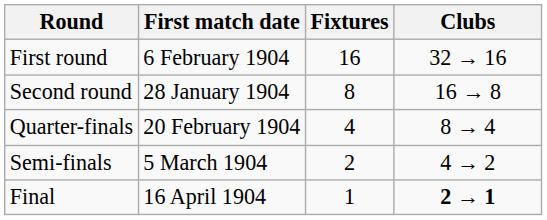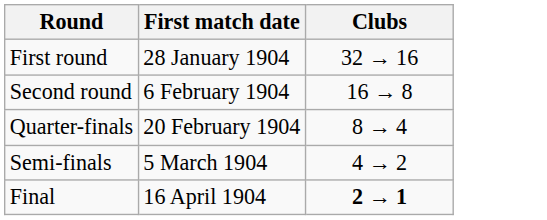- column: (350, 22)
(216, 57) 6 February 1904 -> (216, 57) 28 January 1904
(216, 92) 28 January 1904 -> (216, 92) 6 February 1904
